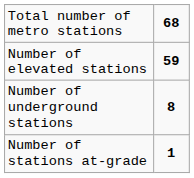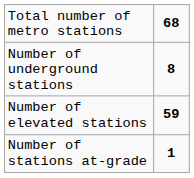rows swapped: (77, 62) <-> (53, 107)
